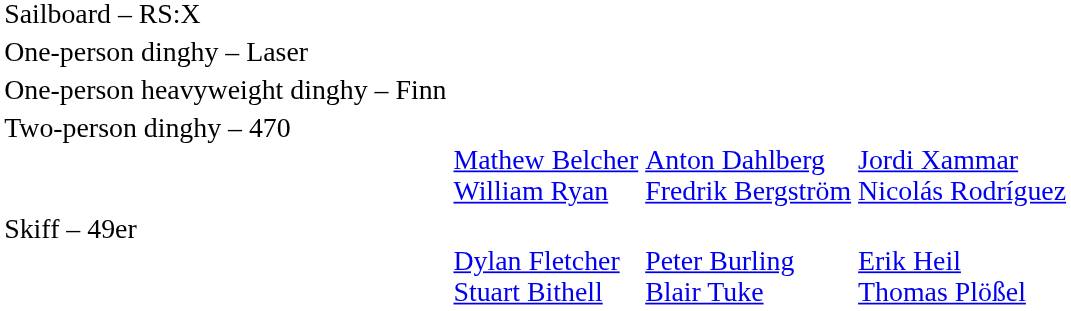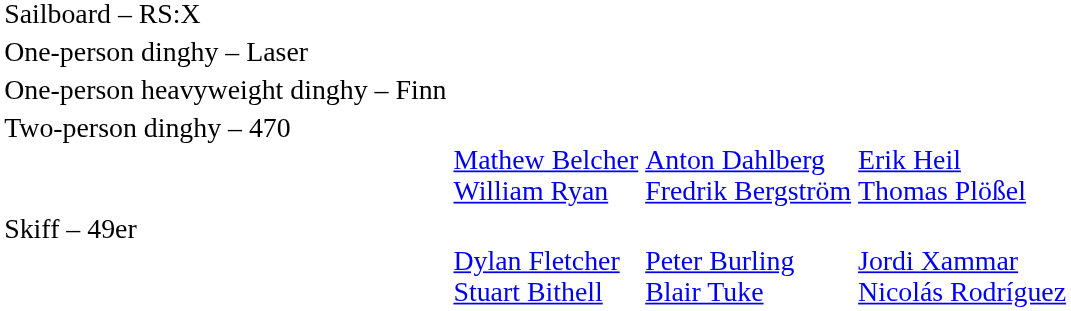(962, 175) Jordi Xammar Nicolás Rodríguez -> (942, 175) Erik Heil Thomas Plößel
(942, 276) Erik Heil Thomas Plößel -> (962, 276) Jordi Xammar Nicolás Rodríguez
